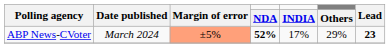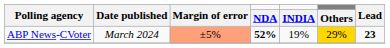(299, 35) 17% -> (299, 35) 19%
(337, 35) no background -> (337, 35) gold background
